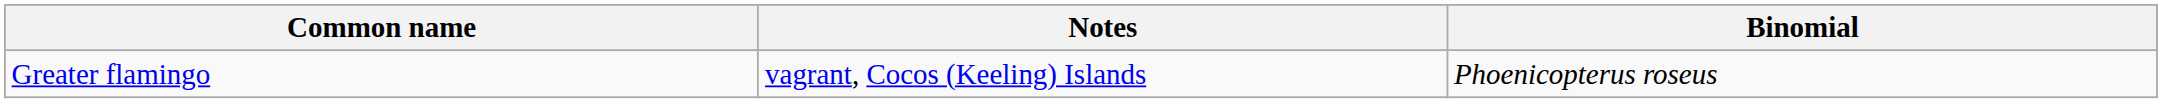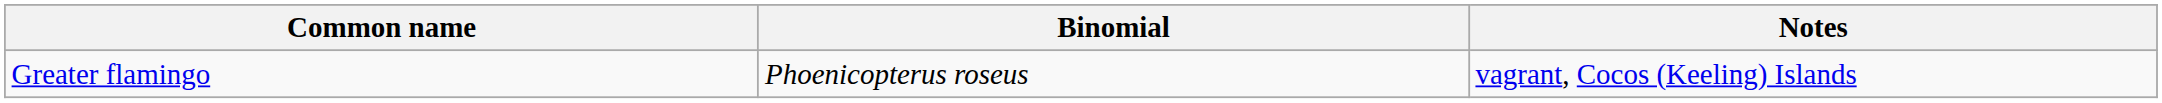columns swapped: (1802, 27) <-> (1103, 27)
